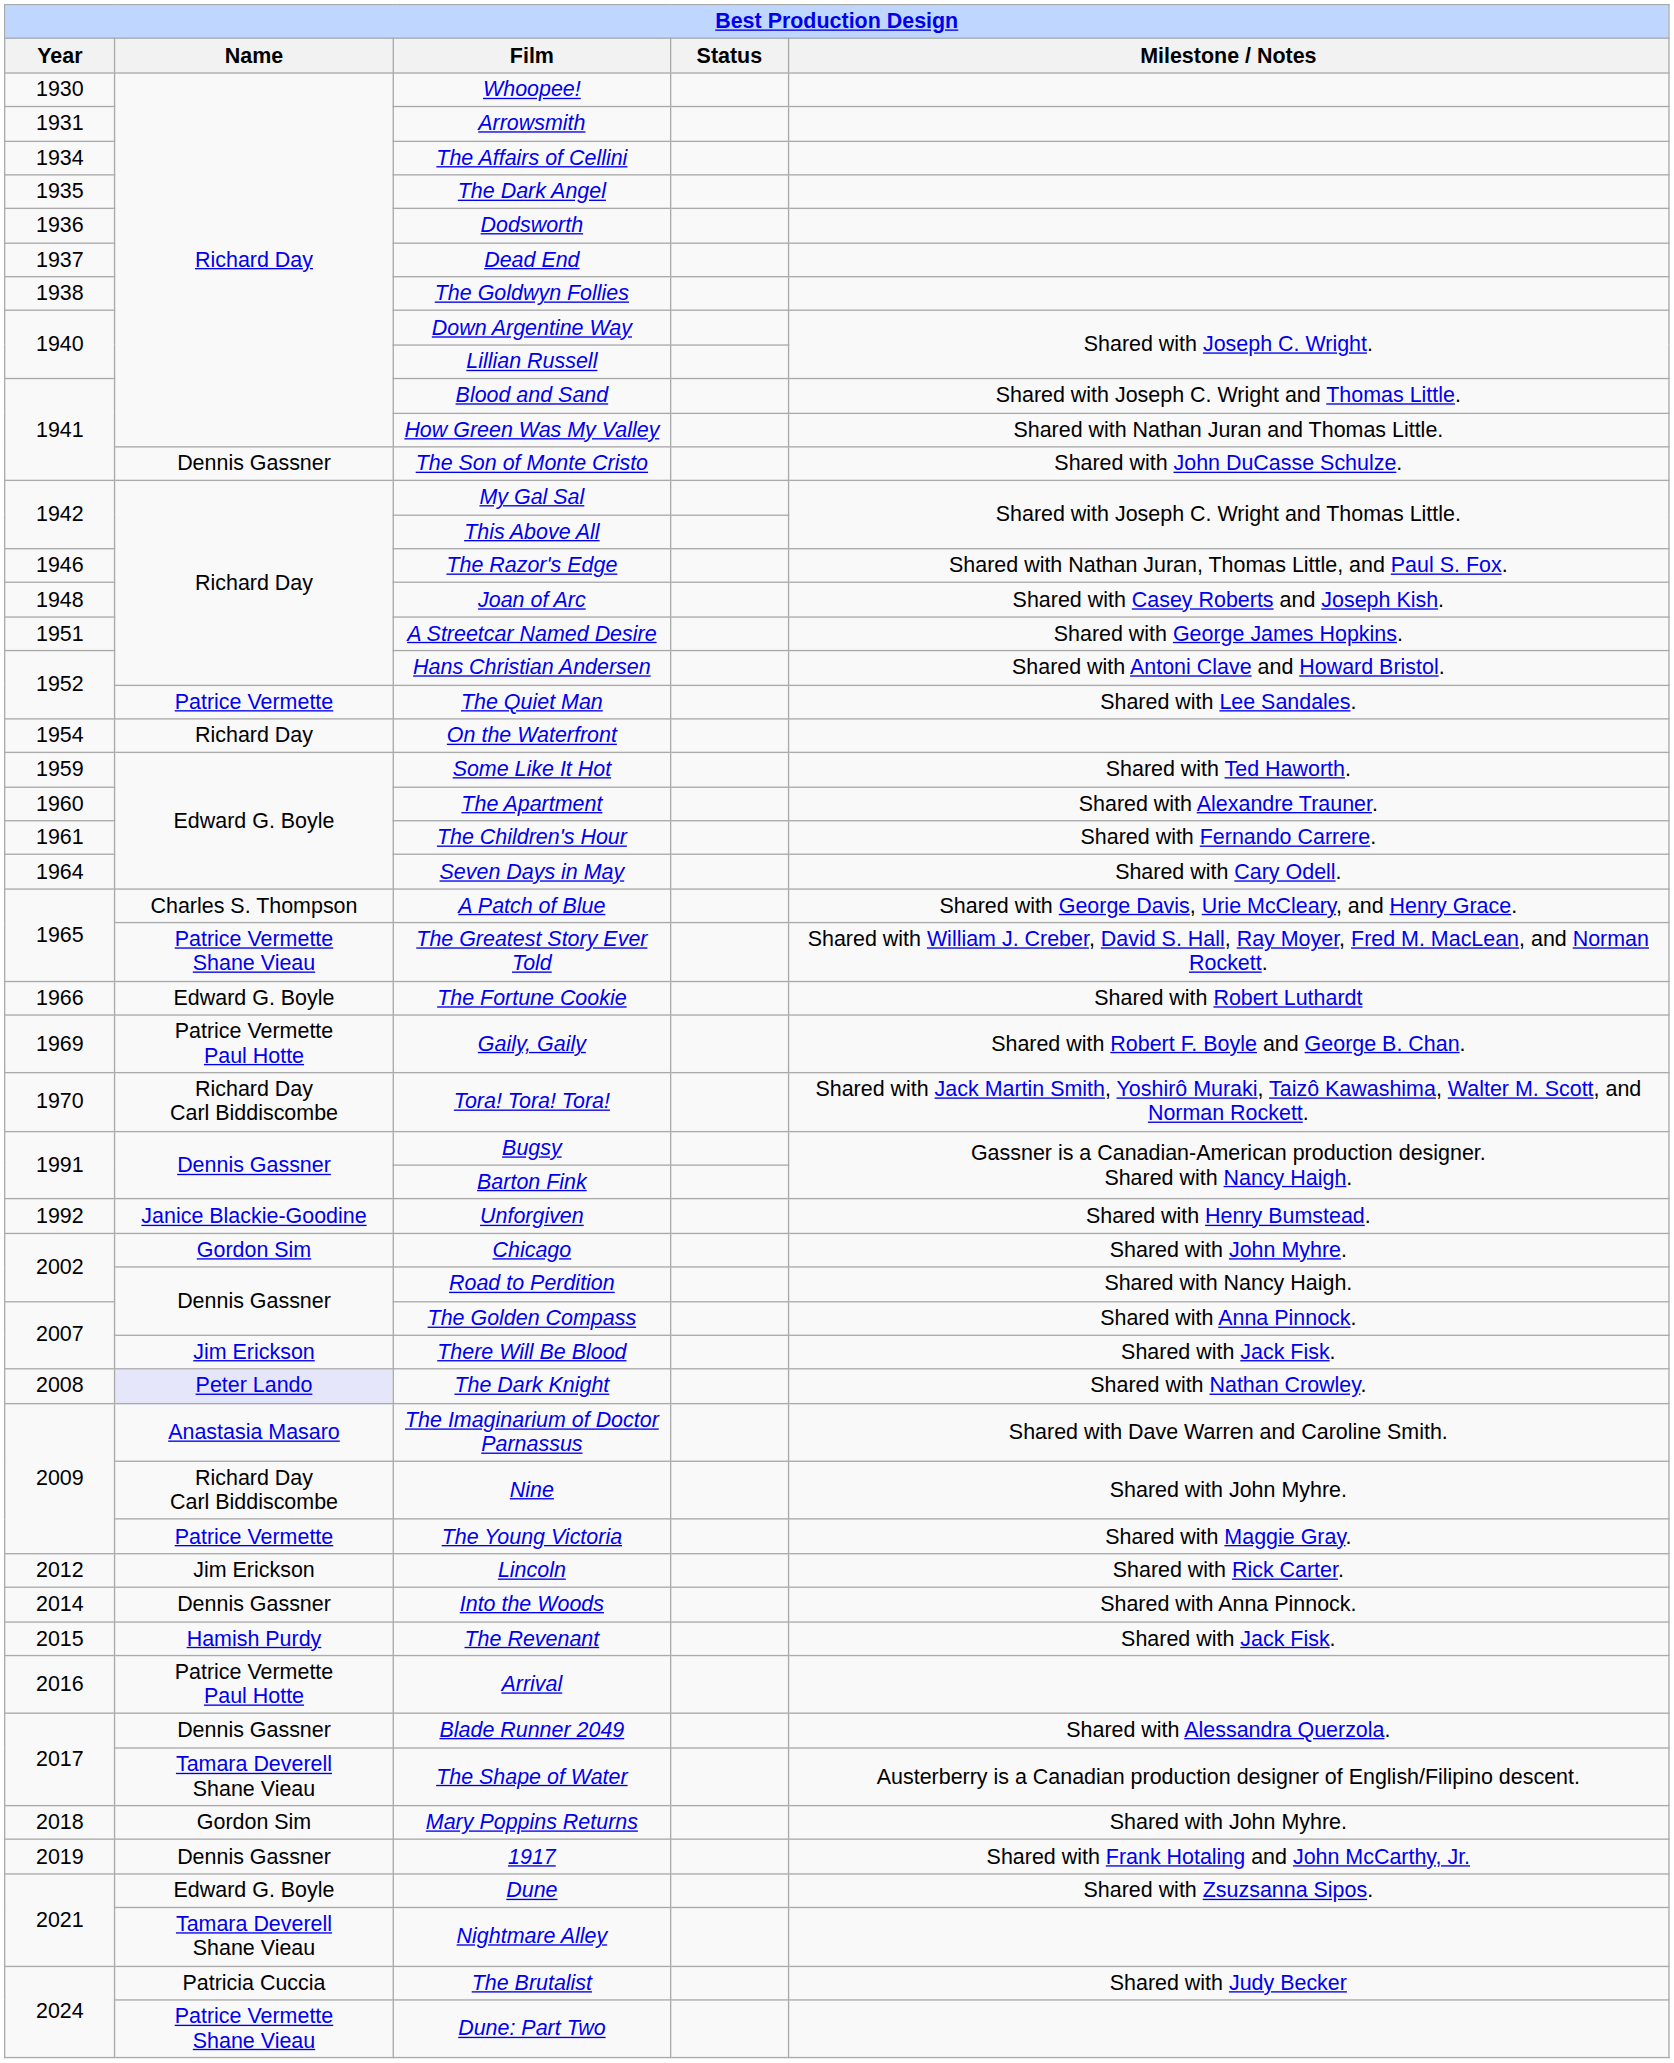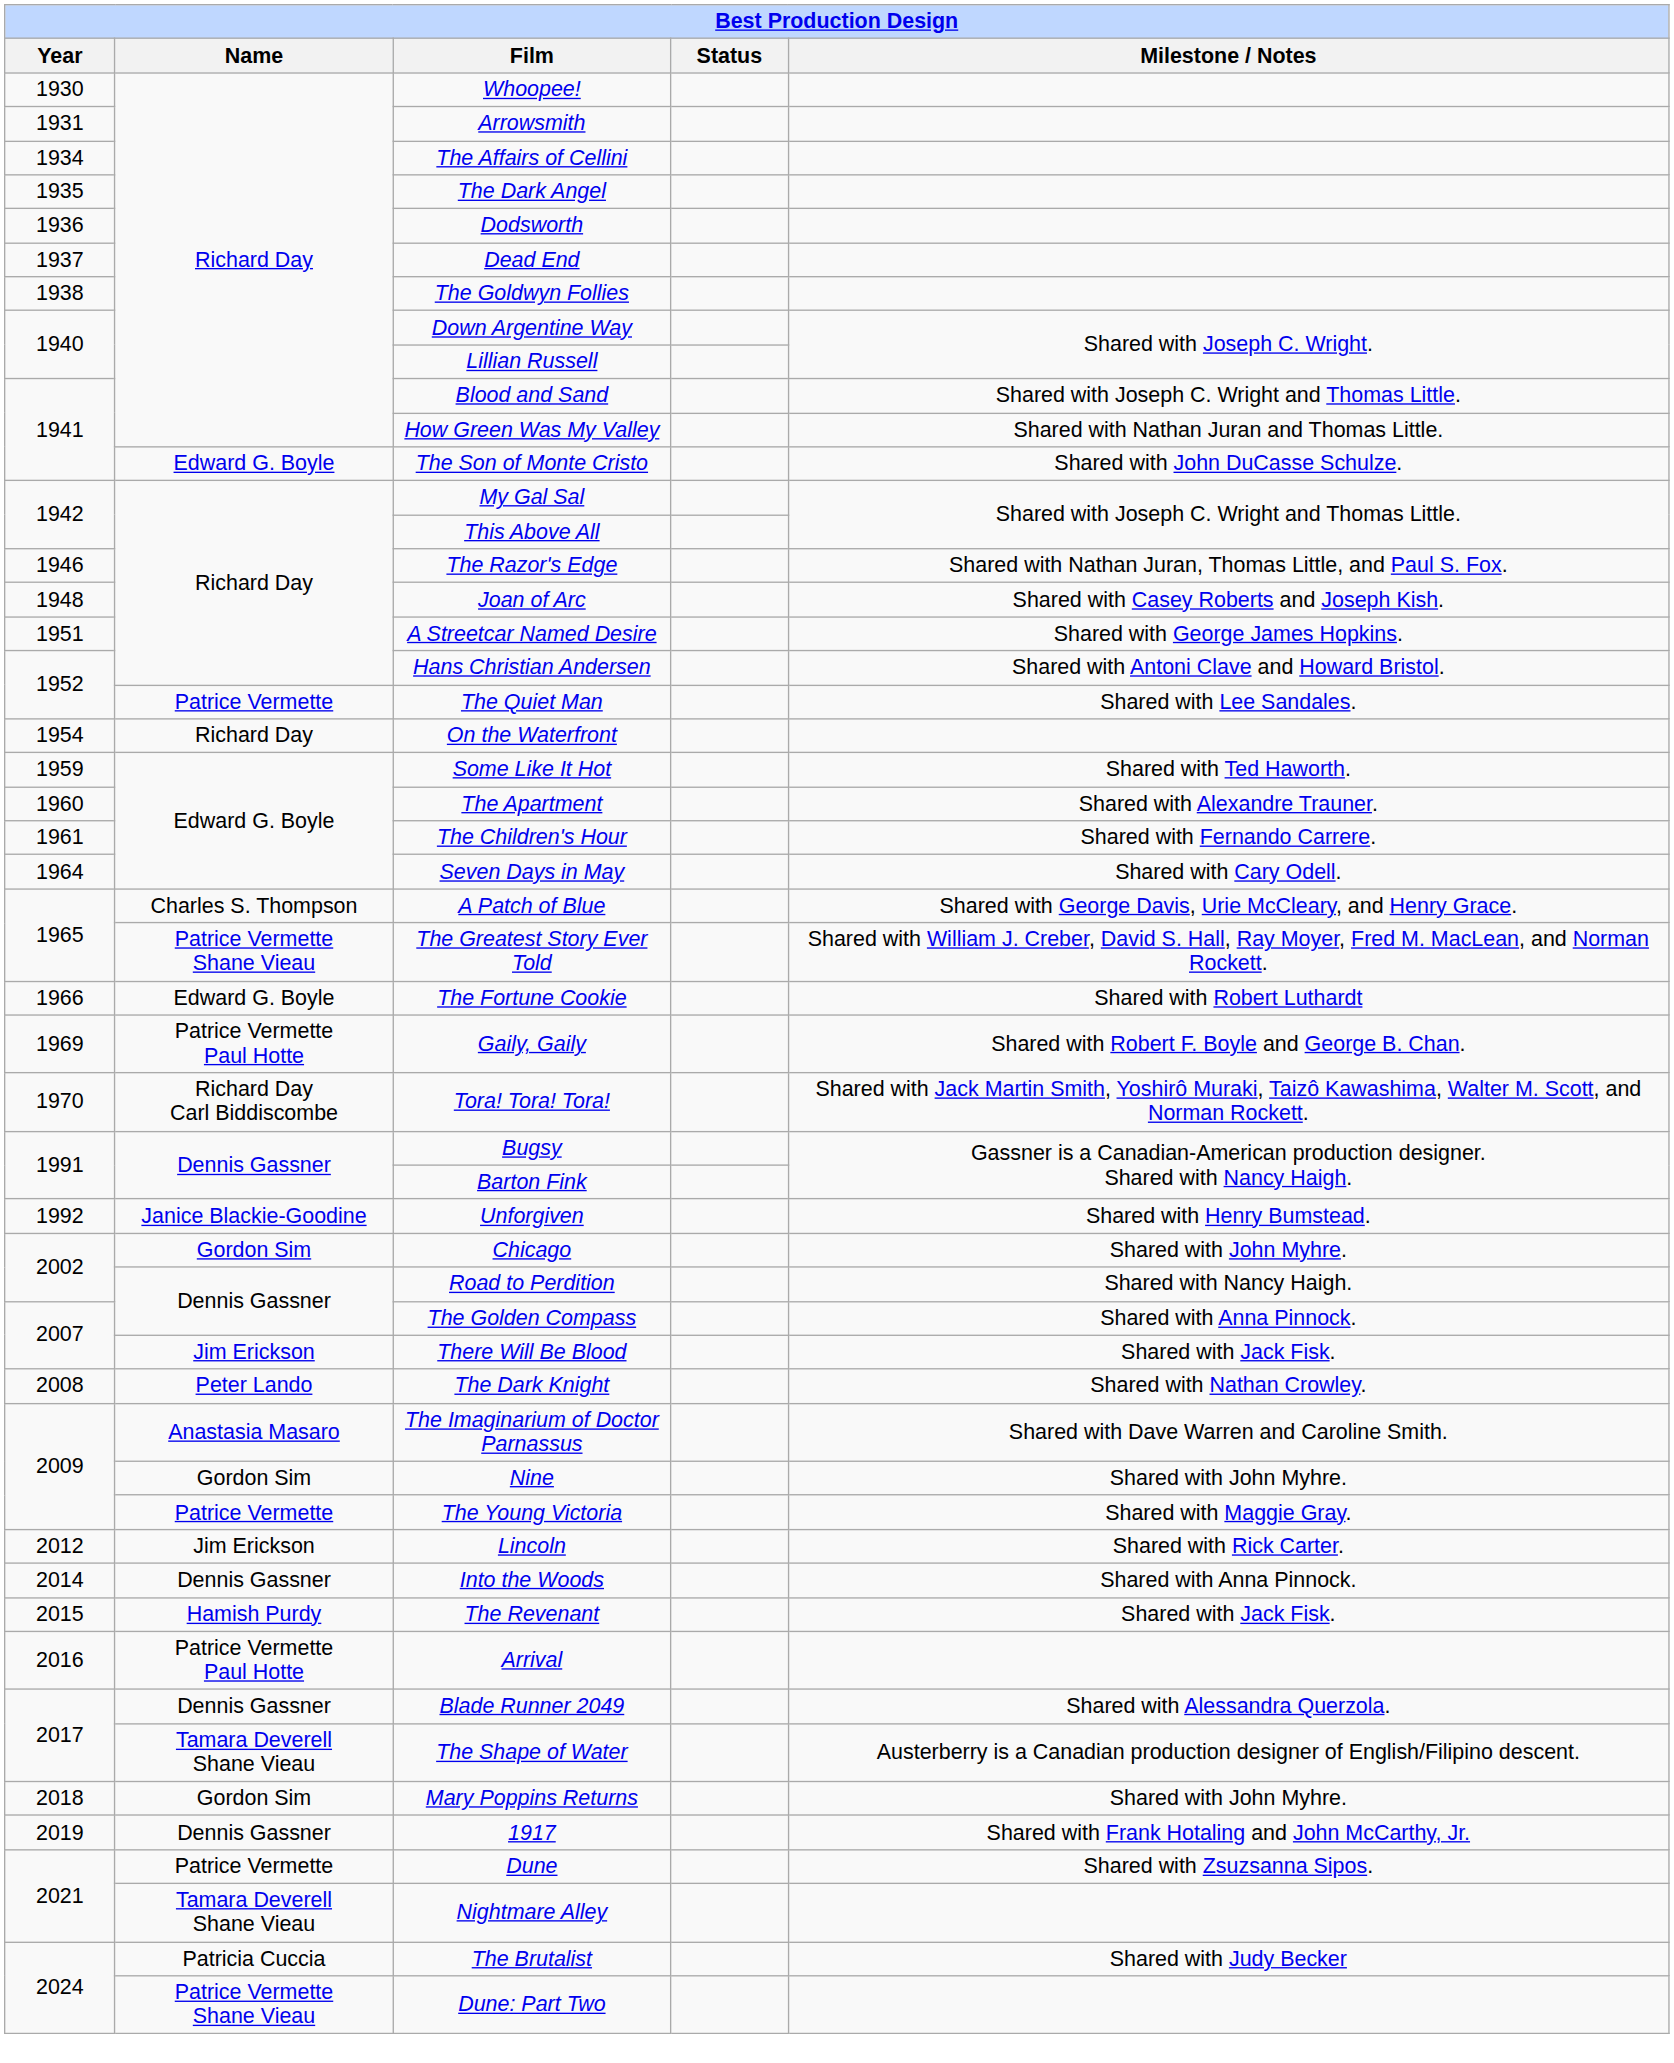(254, 463) Dennis Gassner -> (254, 463) Edward G. Boyle
(254, 1385) lavender background -> (254, 1385) no background
(254, 1490) Richard Day Carl Biddiscombe -> (254, 1478) Gordon Sim
(254, 1890) Edward G. Boyle -> (254, 1866) Patrice Vermette
